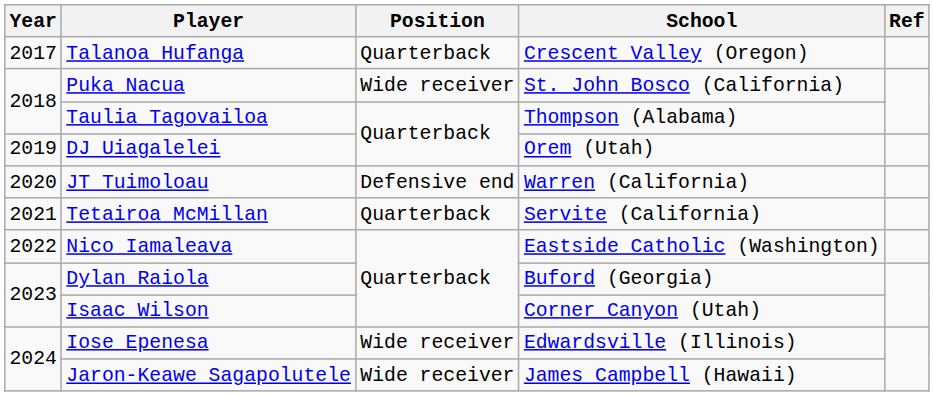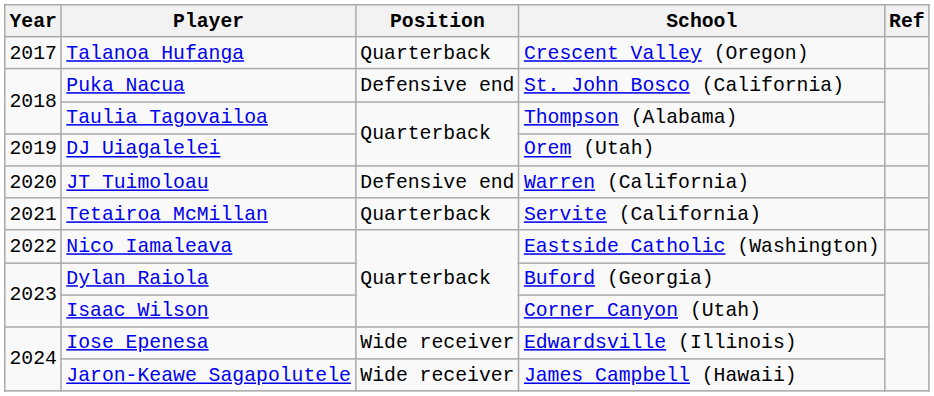(437, 85) Wide receiver -> (437, 85) Defensive end
